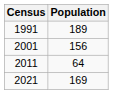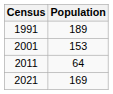(78, 47) 156 -> (78, 47) 153
